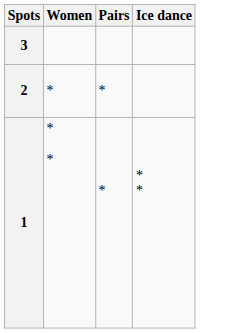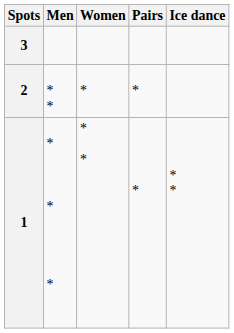+ column: (60, 15)
